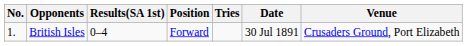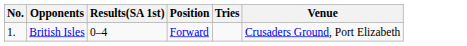- column: (272, 13)
